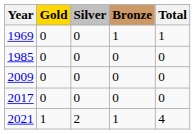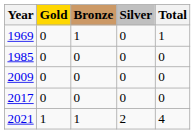columns swapped: (90, 14) <-> (132, 14)
